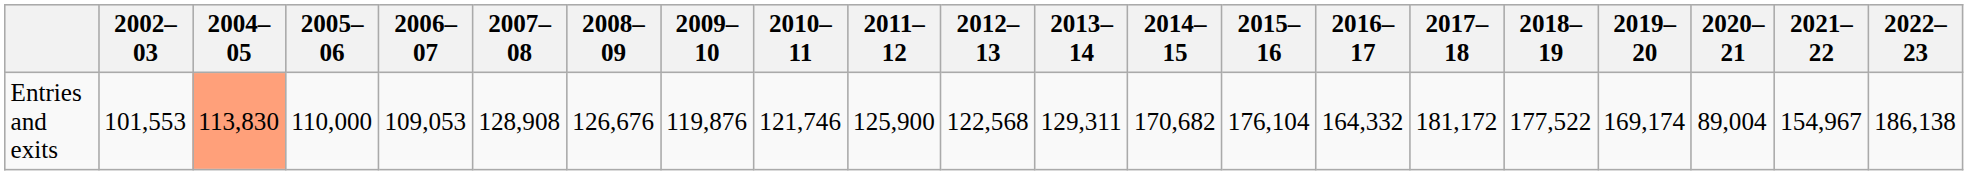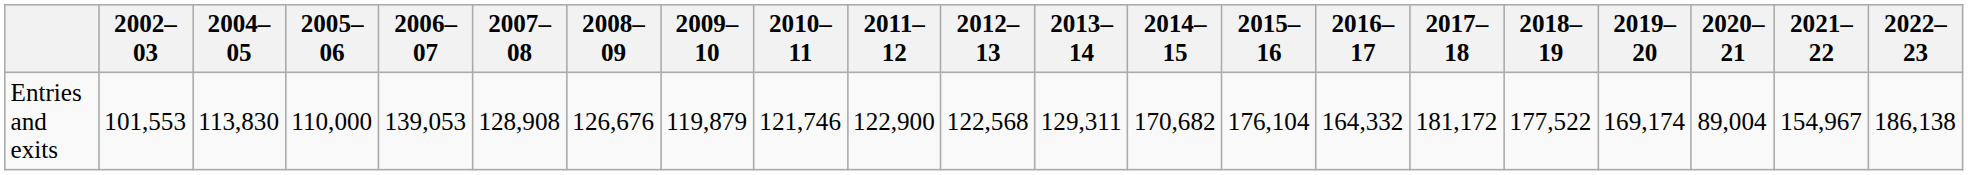(239, 120) lightsalmon background -> (239, 120) no background
(425, 120) 109,053 -> (425, 120) 139,053
(707, 120) 119,876 -> (707, 120) 119,879
(894, 120) 125,900 -> (894, 120) 122,900
